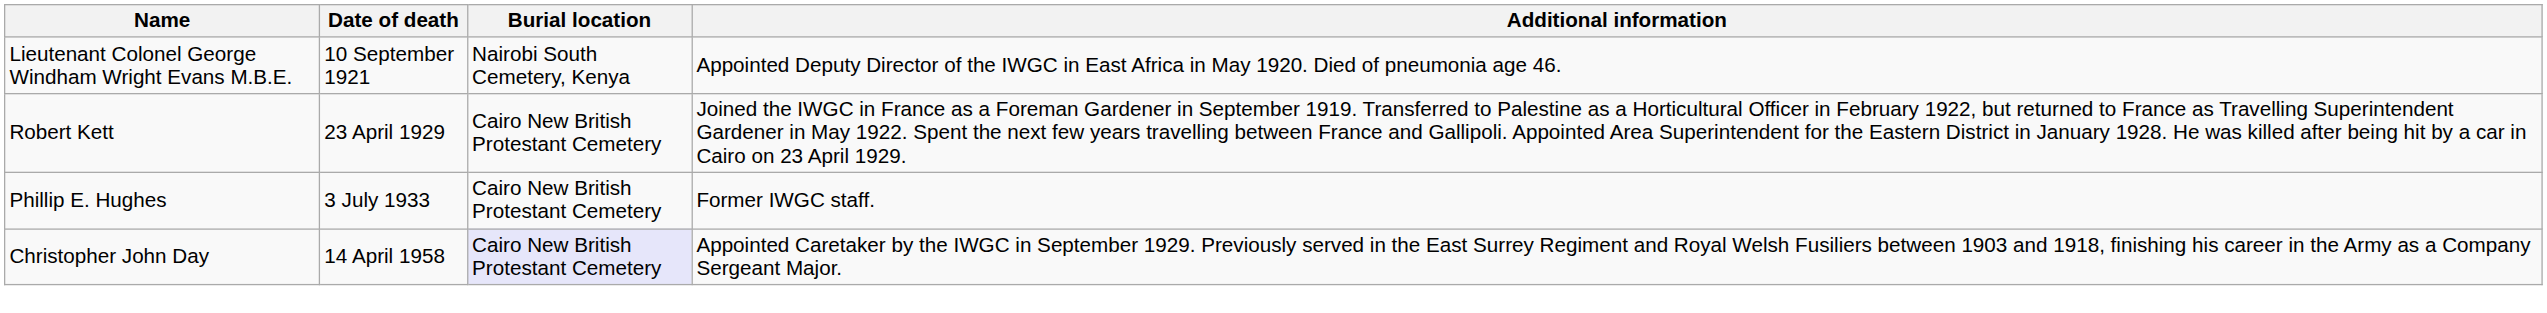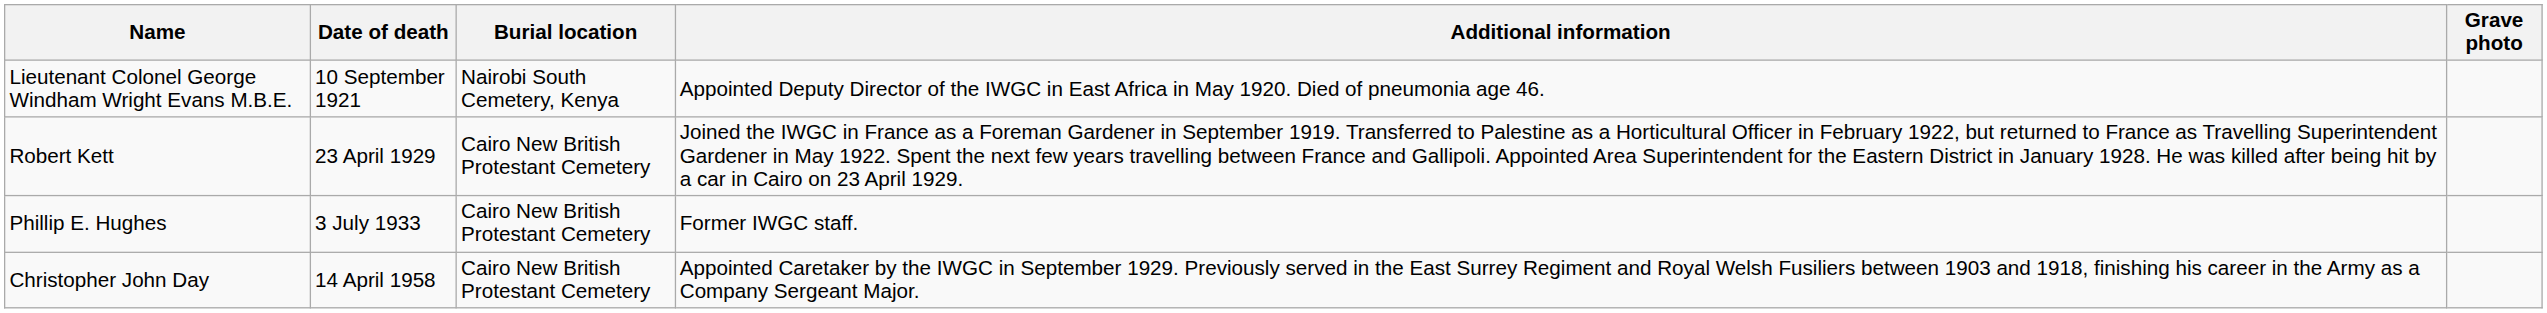+ column: (2494, 32)
(567, 256) lavender background -> (556, 279) no background
